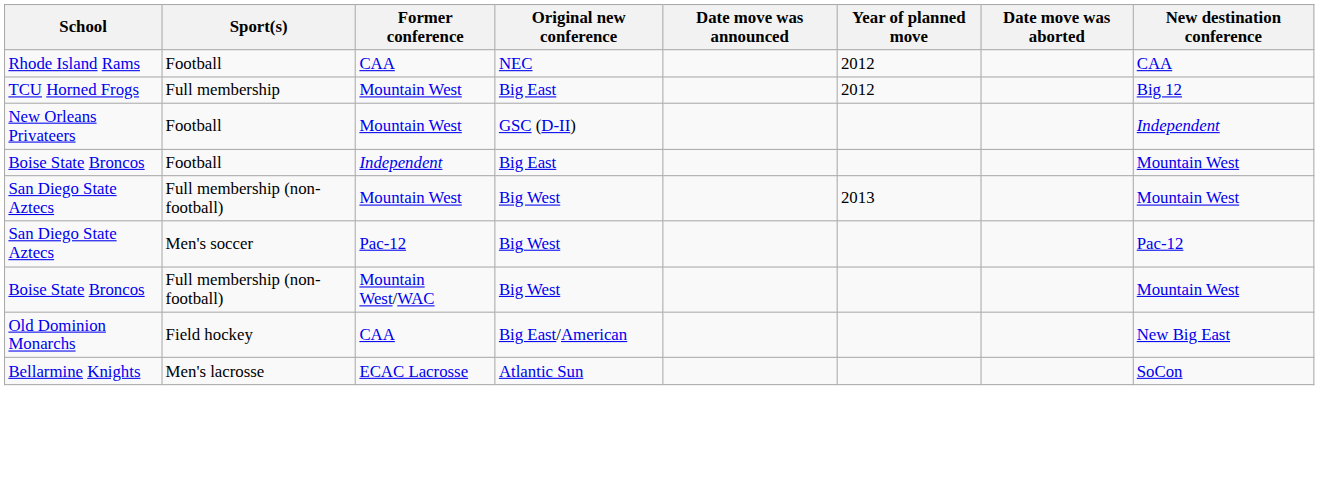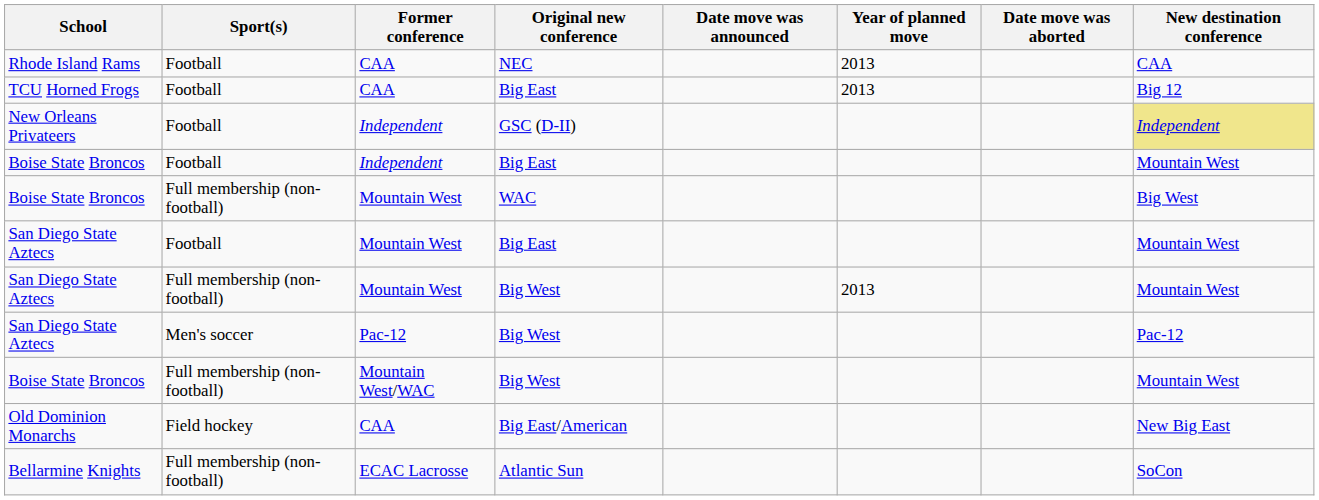(858, 63) 2012 -> (858, 63) 2013
(223, 90) Full membership -> (194, 90) Football
(411, 90) Mountain West -> (377, 90) CAA
(858, 90) 2012 -> (858, 90) 2013
(411, 126) Mountain West -> (401, 126) Independent
(1178, 126) no background -> (1178, 126) khaki background
+ row: (77, 198)
+ row: (63, 243)
(215, 371) Men's lacrosse -> (243, 471) Full membership (non-football)
